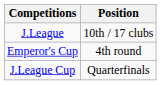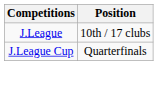- row: (43, 51)
